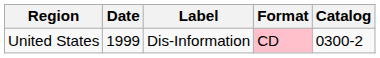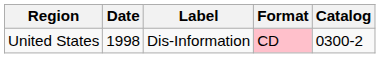(123, 40) 1999 -> (123, 40) 1998
